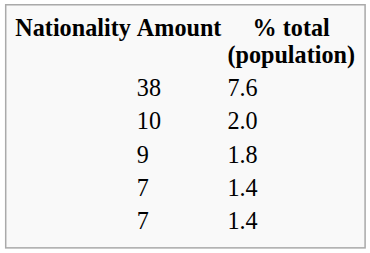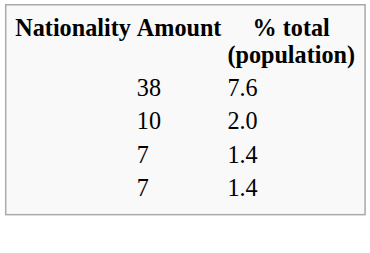- row: (143, 155)
